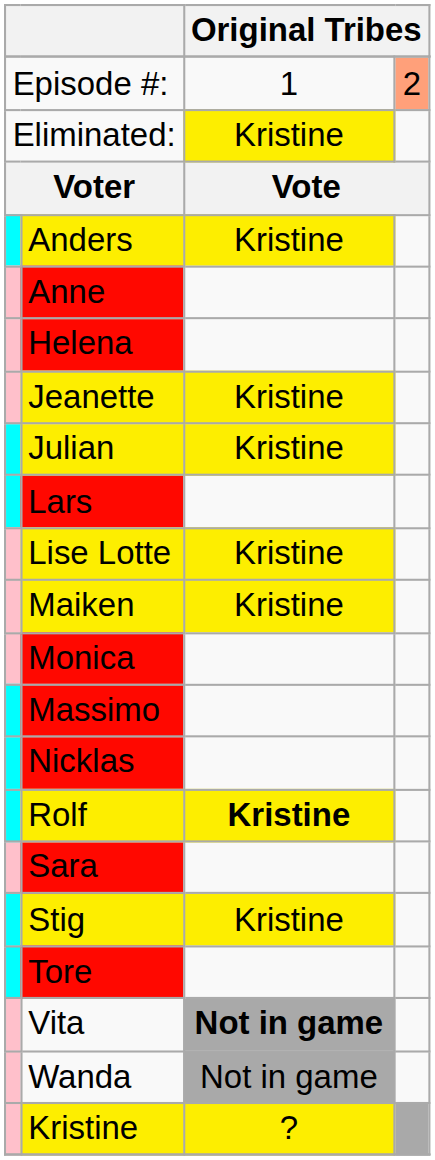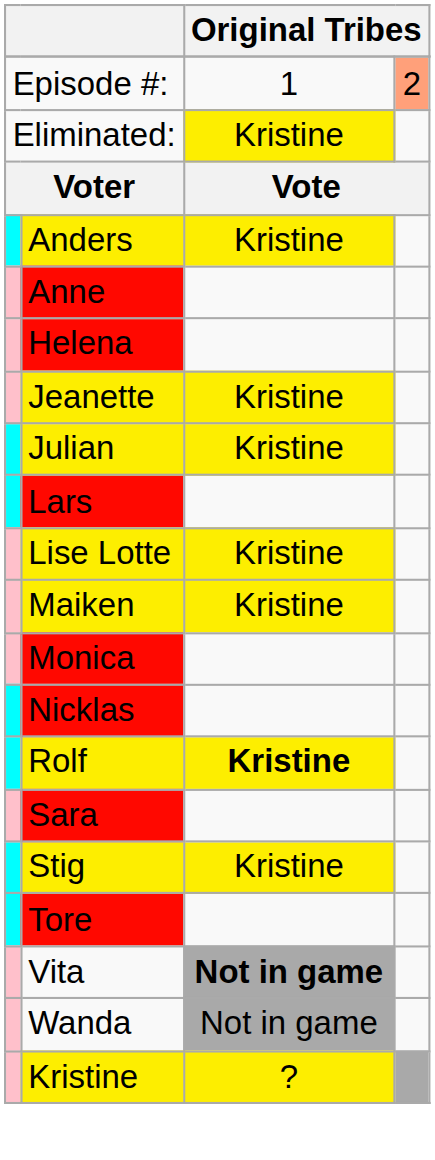- row: (94, 710)
